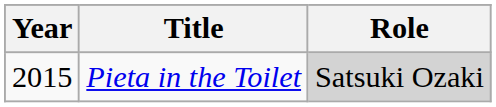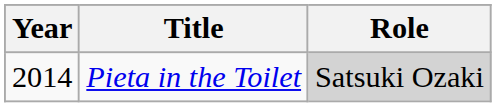(42, 76) 2015 -> (42, 76) 2014
